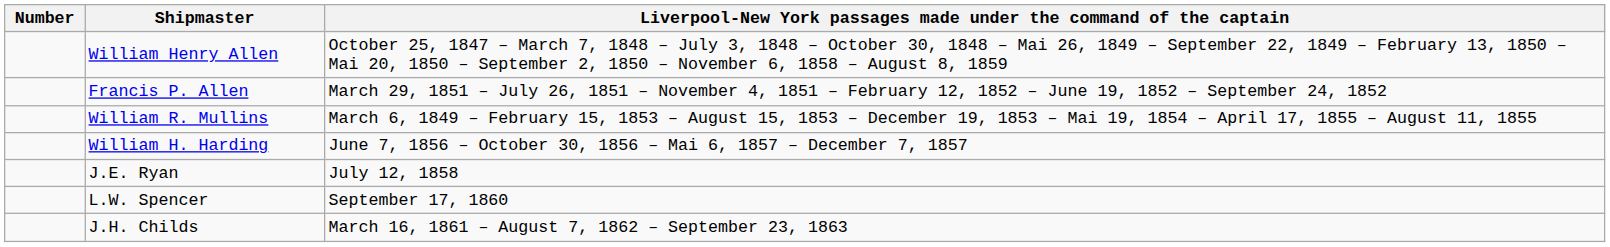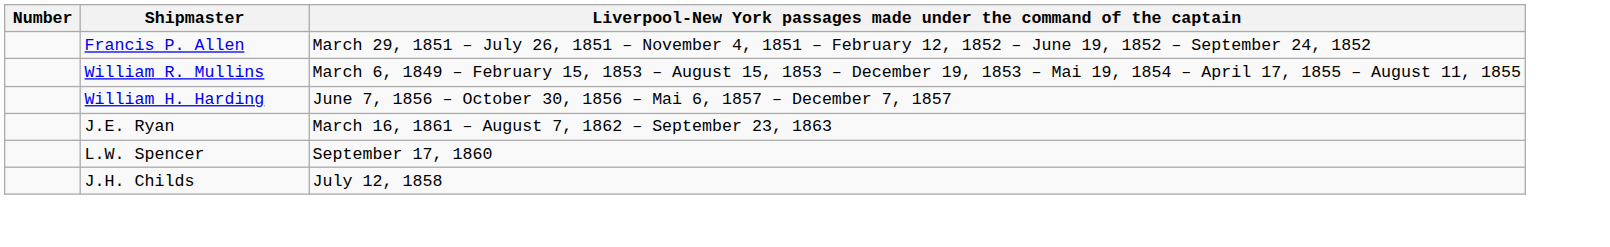- row: (183, 55)
(394, 173) July 12, 1858 -> (572, 127) March 16, 1861 – August 7, 1862 – September 23, 1863
(588, 227) March 16, 1861 – August 7, 1862 – September 23, 1863 -> (378, 181) July 12, 1858
